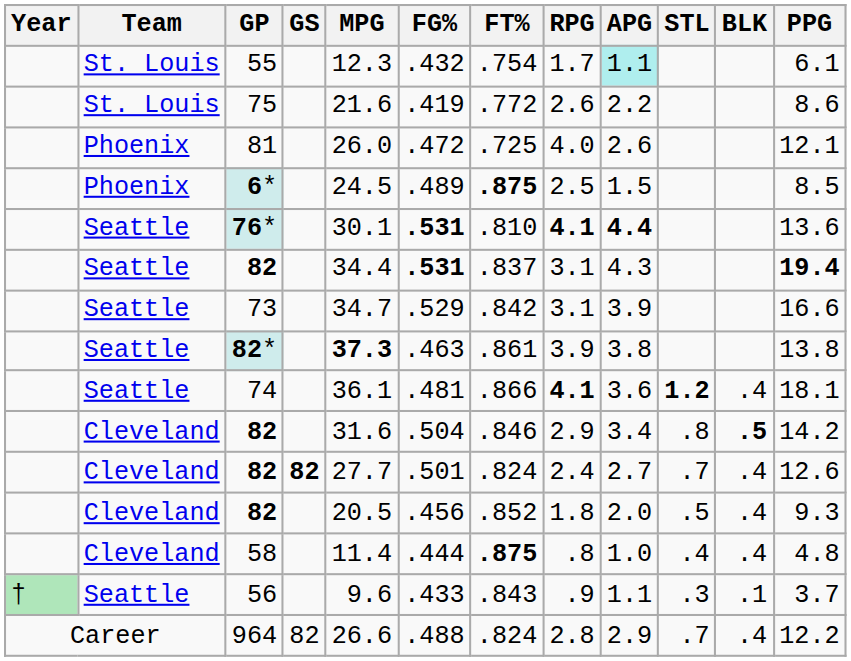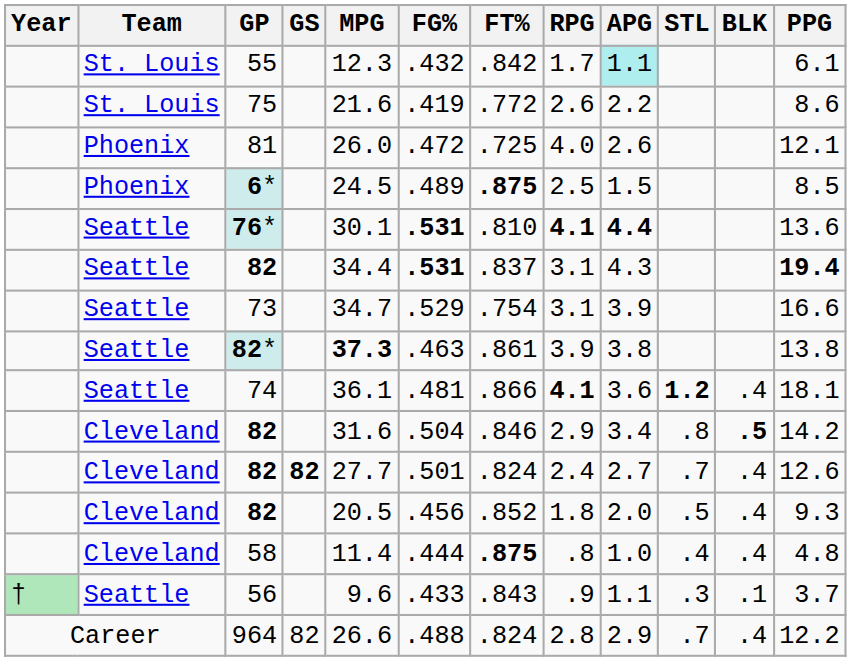(507, 66) .754 -> (507, 66) .842
(507, 310) .842 -> (507, 310) .754
